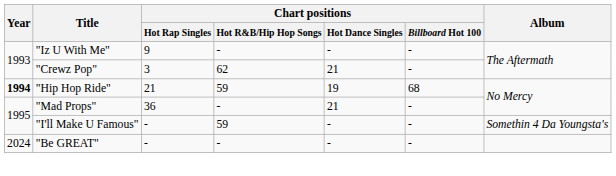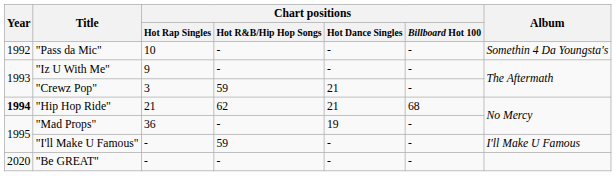+ row: (69, 50)
(222, 69) 62 -> (222, 87) 59
(222, 87) 59 -> (222, 106) 62
(333, 87) 19 -> (333, 106) 21
(333, 106) 21 -> (333, 124) 19
(547, 124) Somethin 4 Da Youngsta's -> (533, 143) I'll Make U Famous
(19, 143) 2024 -> (19, 161) 2020
